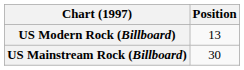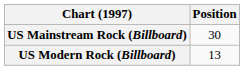rows swapped: (97, 55) <-> (97, 34)
